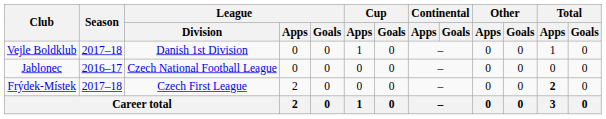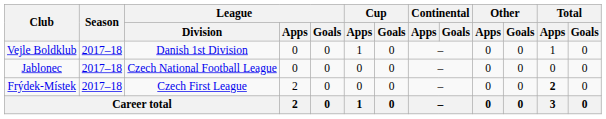(102, 68) 2016–17 -> (102, 68) 2017–18
